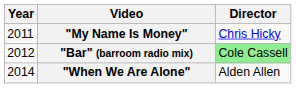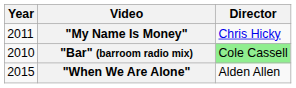(21, 53) 2012 -> (21, 53) 2010
(21, 72) 2014 -> (21, 72) 2015
